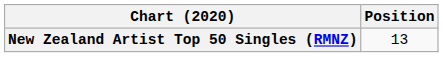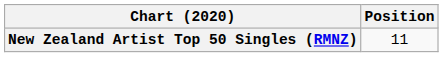(399, 40) 13 -> (399, 40) 11
